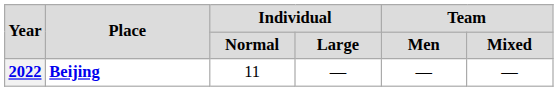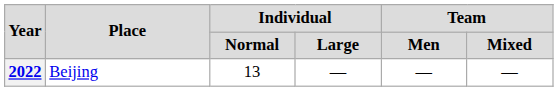(75, 71) bold -> (74, 71) normal
(252, 71) 11 -> (252, 71) 13
